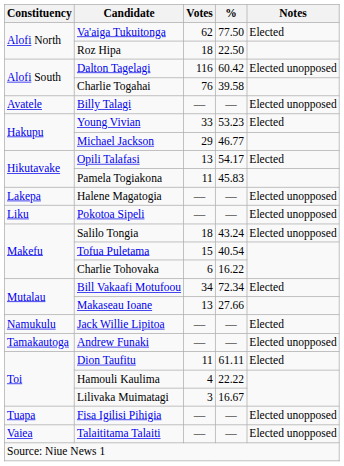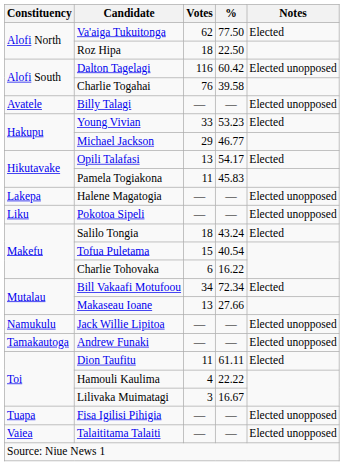(293, 232) Elected unopposed -> (267, 232) Elected
(267, 324) Elected -> (293, 324) Elected unopposed
